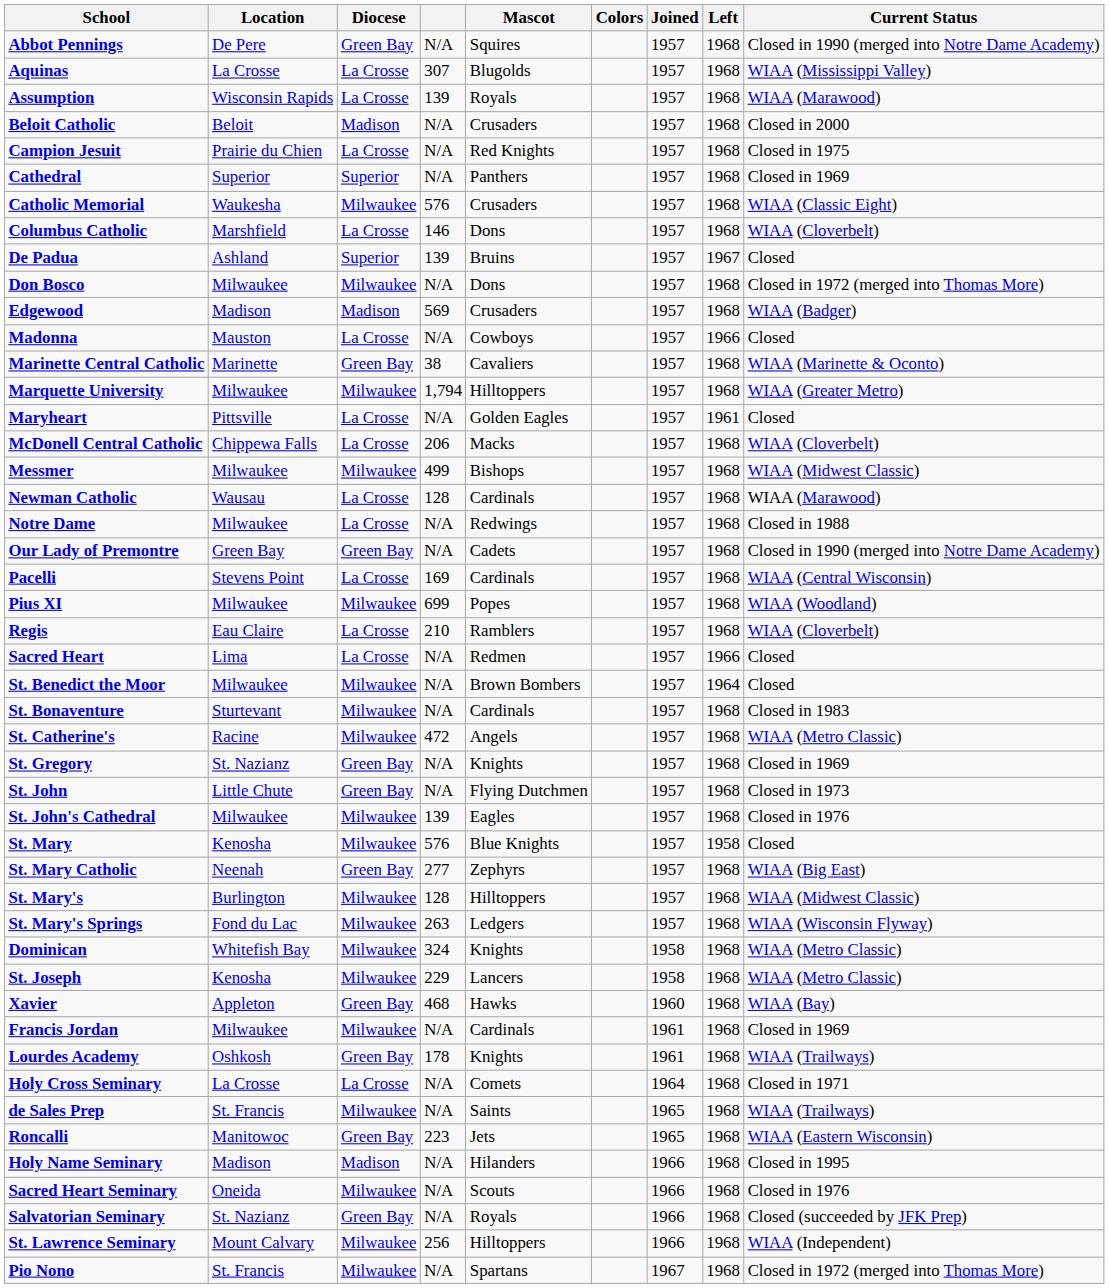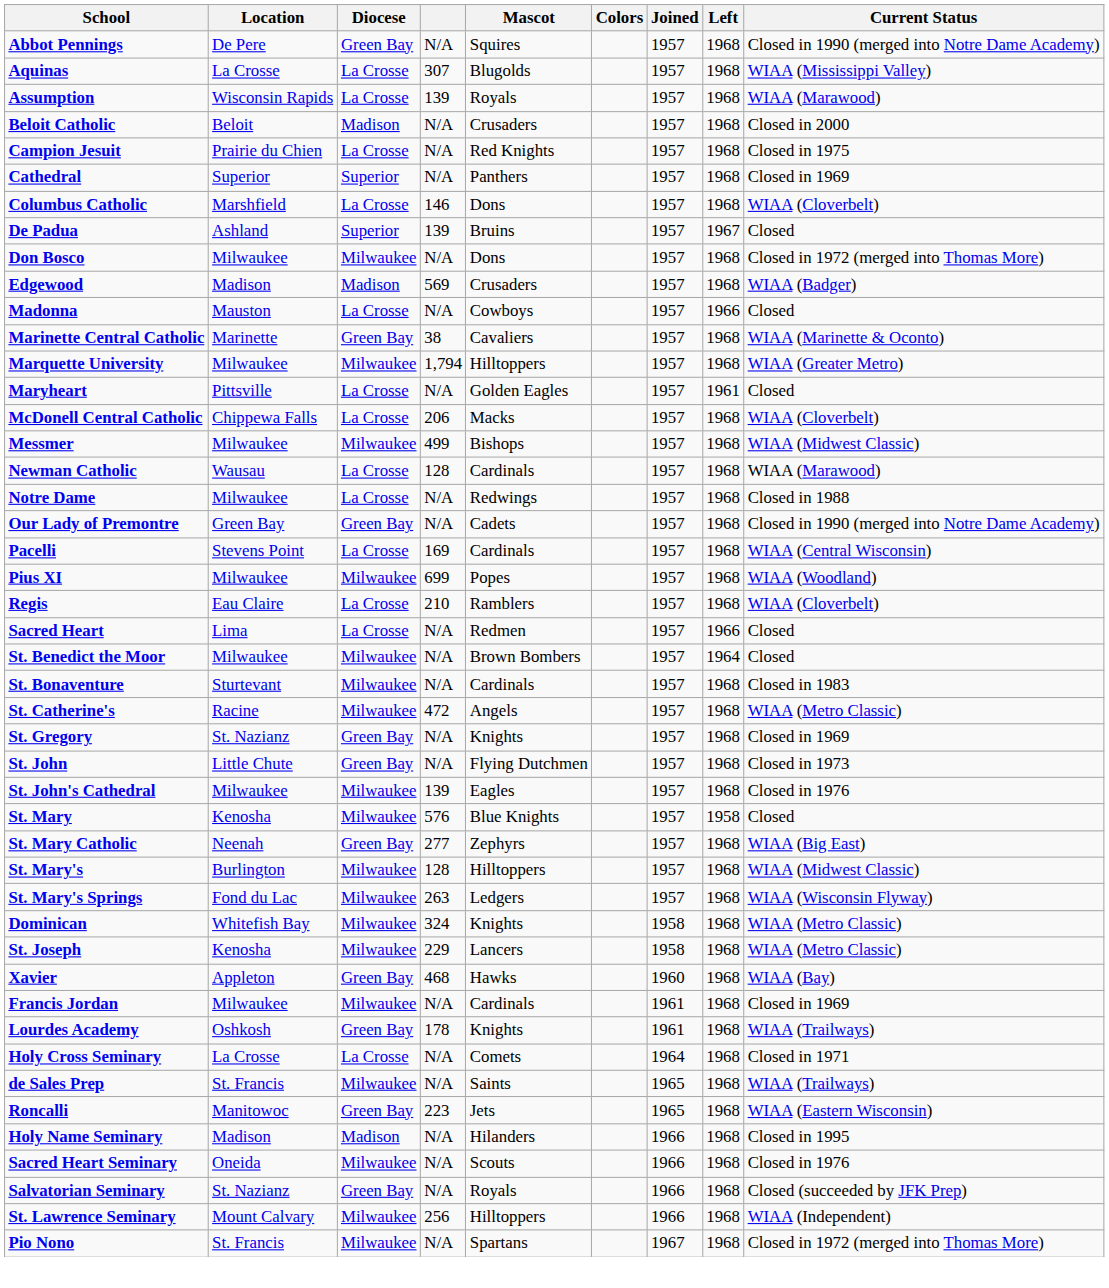- row: (76, 204)
